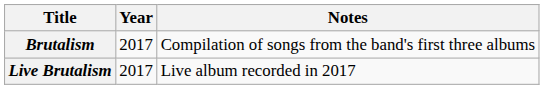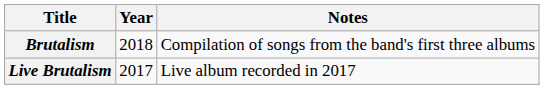(136, 44) 2017 -> (136, 44) 2018
